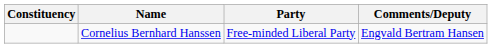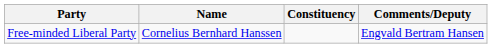columns swapped: (41, 14) <-> (291, 14)
